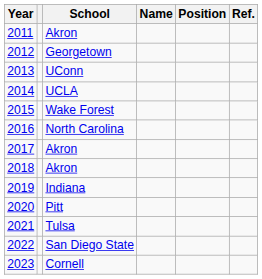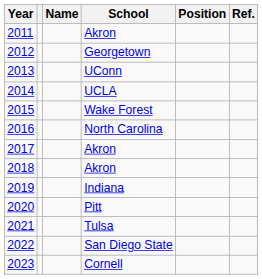columns swapped: (156, 14) <-> (90, 14)
